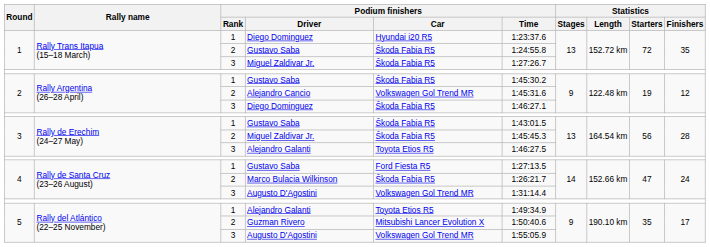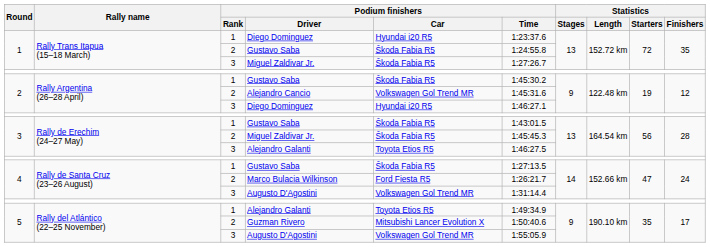(405, 106) Škoda Fabia R5 -> (404, 106) Hyundai i20 R5
(403, 166) Ford Fiesta R5 -> (405, 166) Škoda Fabia R5
(405, 179) Škoda Fabia R5 -> (403, 179) Ford Fiesta R5
